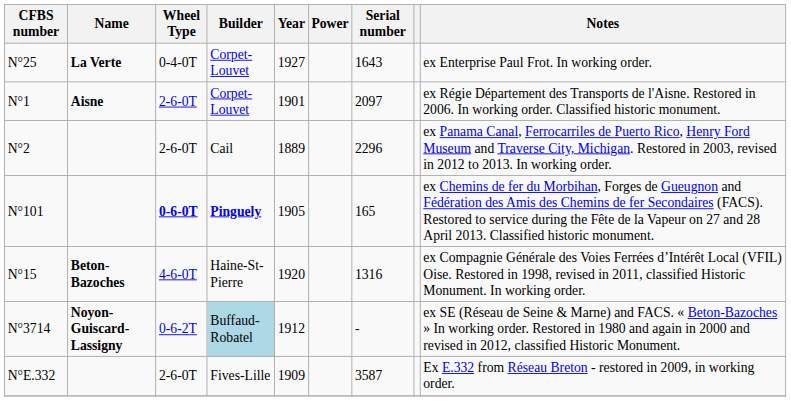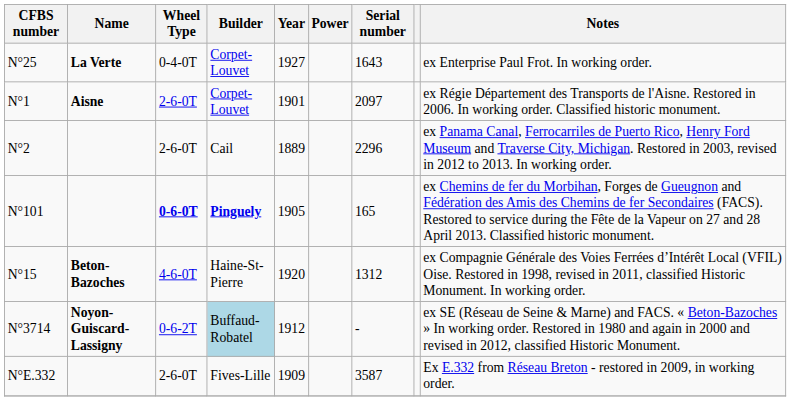(369, 274) 1316 -> (369, 274) 1312
